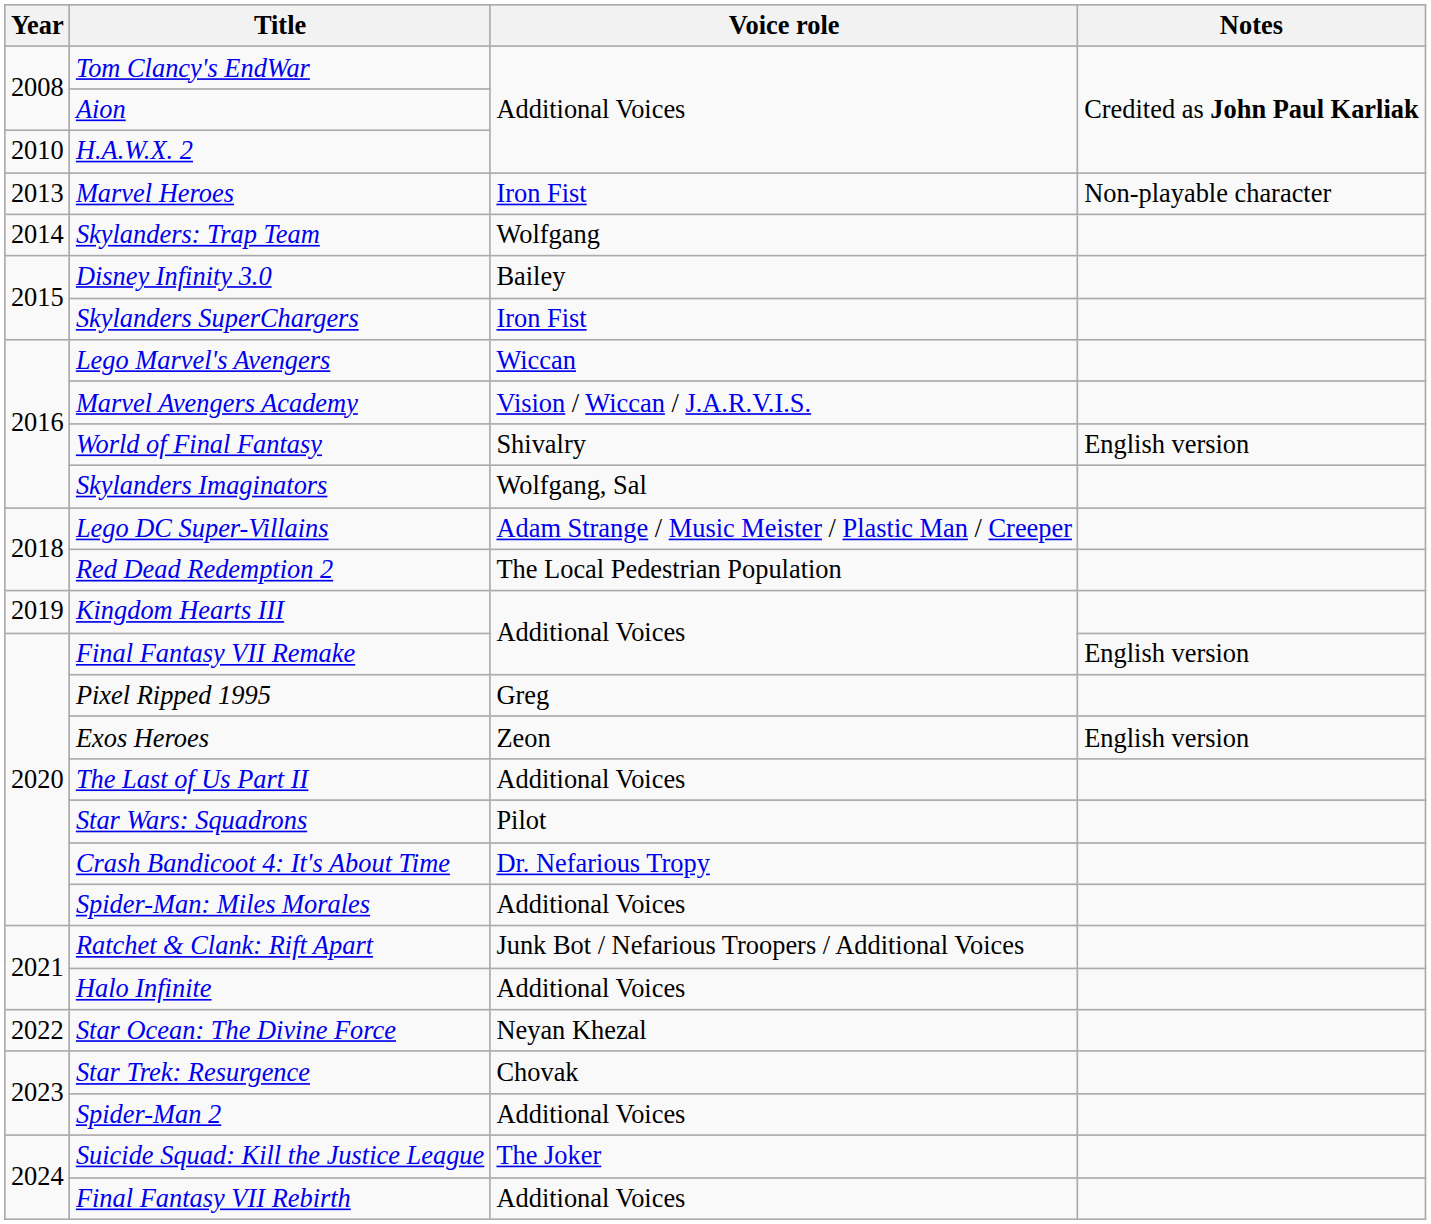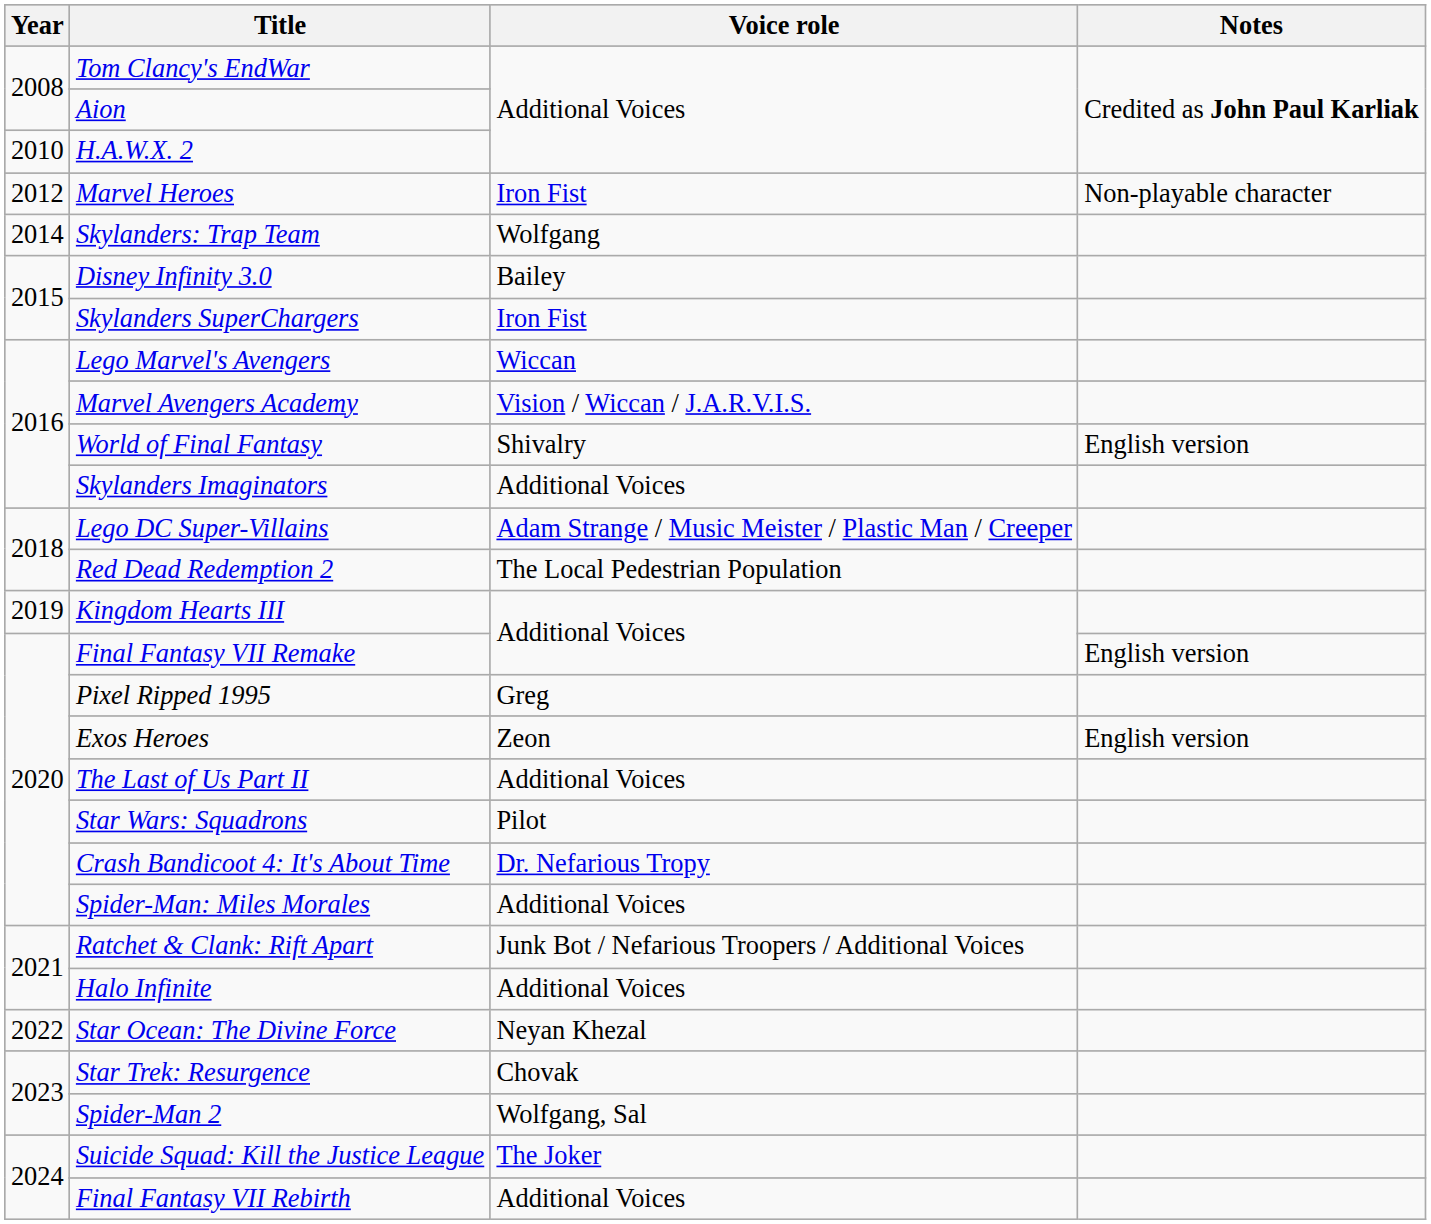(37, 192) 2013 -> (37, 192) 2012
(572, 485) Wolfgang, Sal -> (591, 485) Additional Voices
(591, 1114) Additional Voices -> (572, 1114) Wolfgang, Sal
